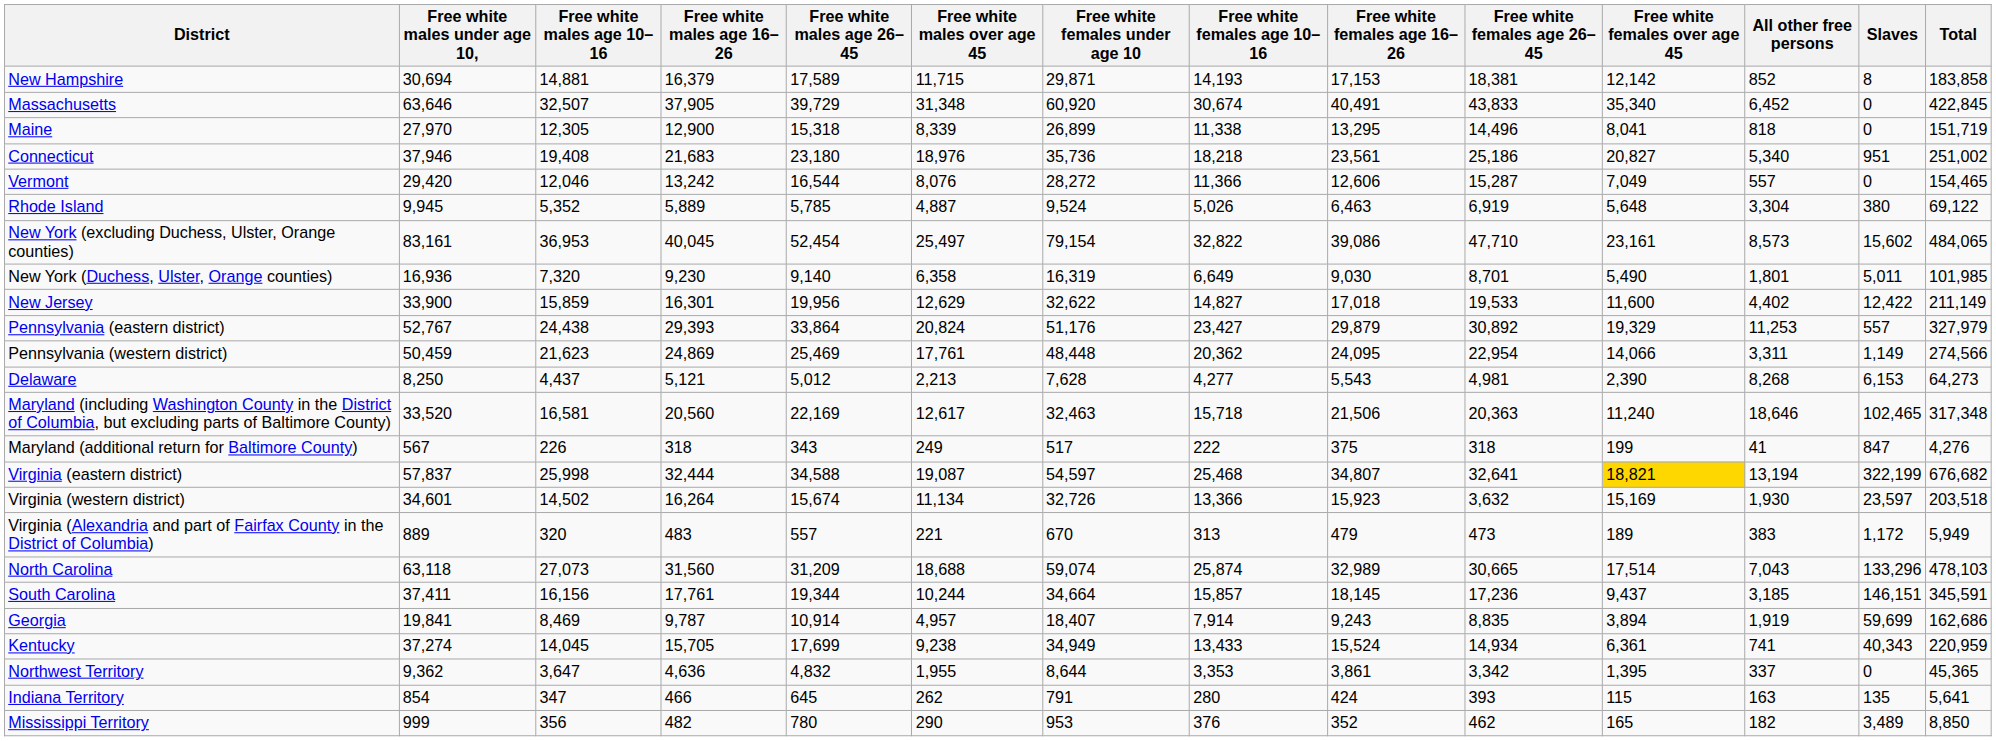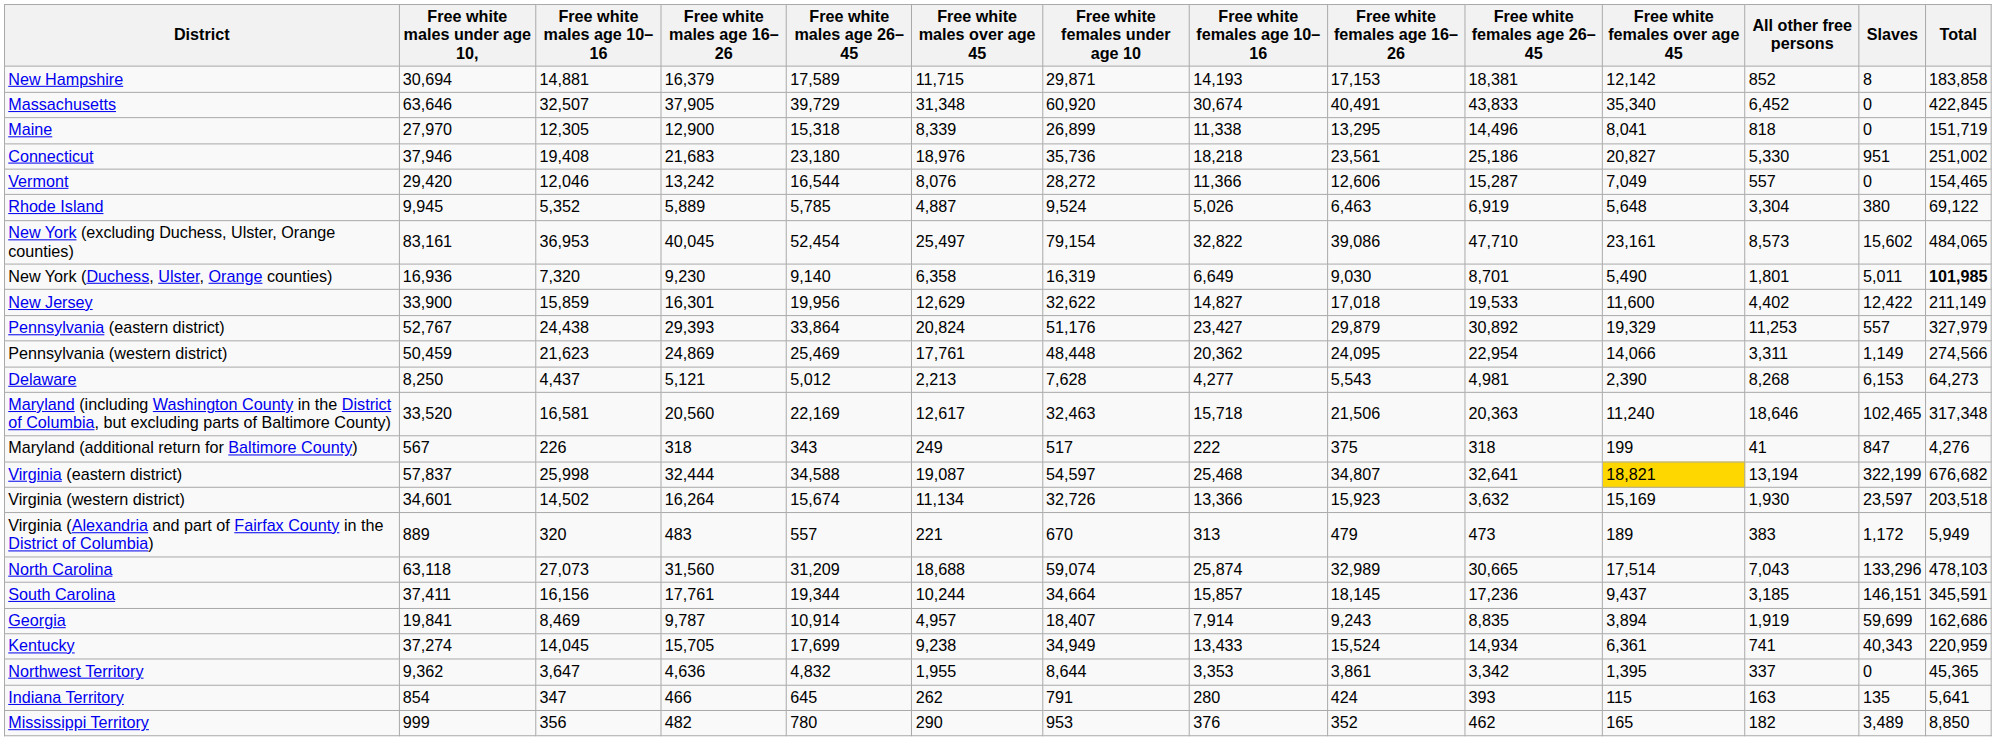(1769, 156) 5,340 -> (1769, 156) 5,330
(1958, 276) normal -> (1958, 276) bold
